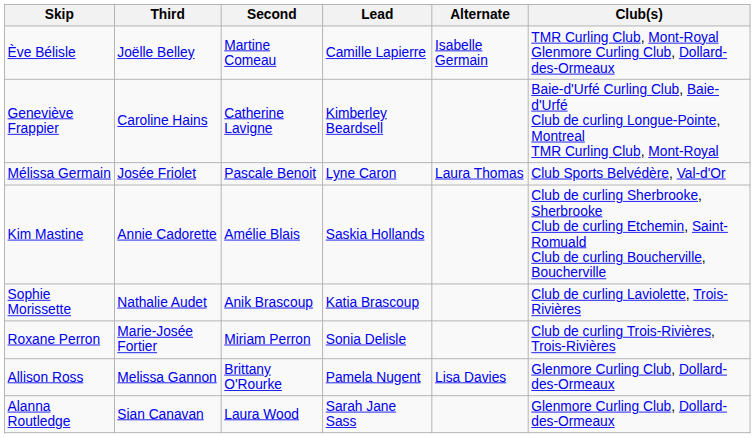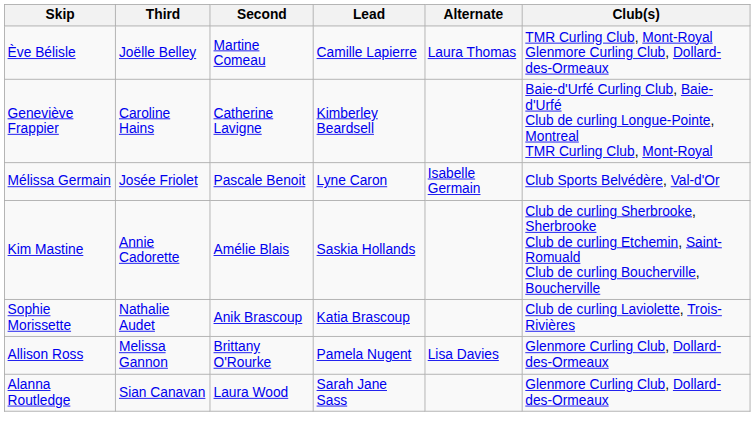(461, 52) Isabelle Germain -> (472, 52) Laura Thomas
(479, 173) Laura Thomas -> (454, 181) Isabelle Germain
- row: (54, 339)
